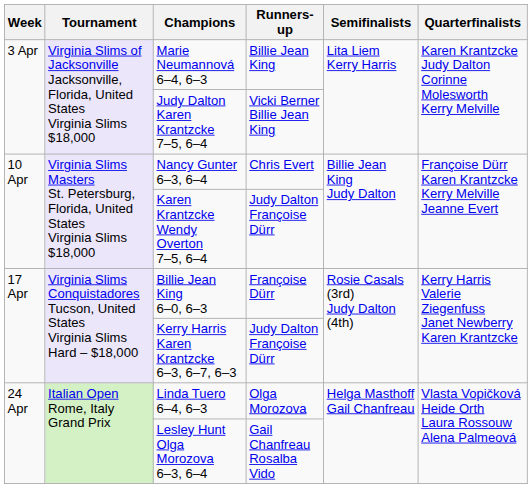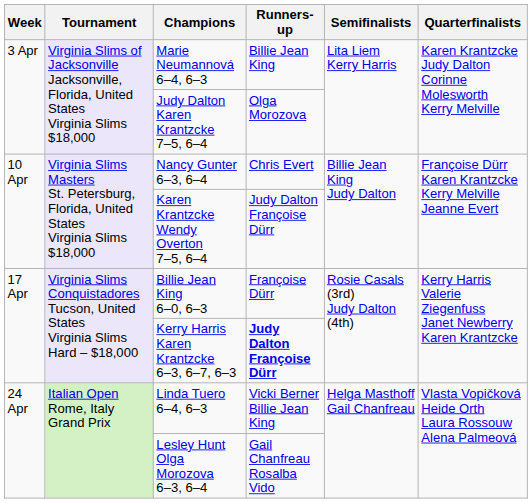(284, 115) Vicki Berner Billie Jean King -> (278, 108) Olga Morozova
(284, 344) normal -> (280, 351) bold
(278, 401) Olga Morozova -> (284, 408) Vicki Berner Billie Jean King
